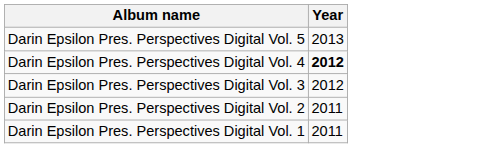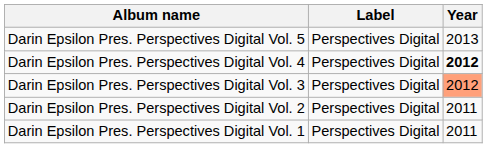+ column: (375, 16)
(328, 85) no background -> (462, 85) lightsalmon background
